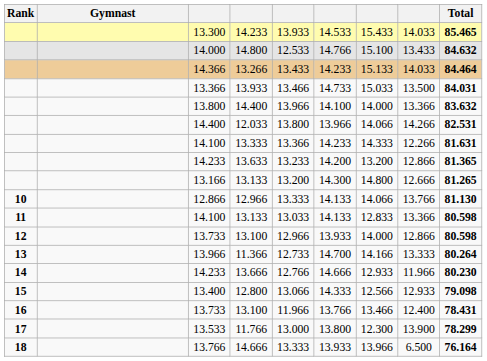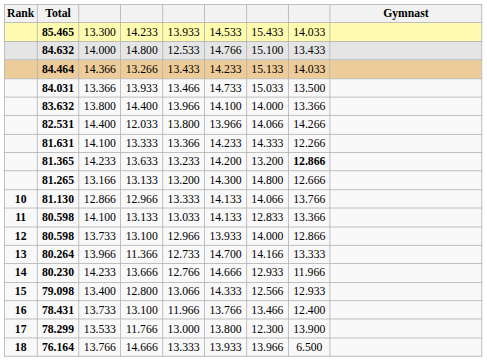columns swapped: (113, 13) <-> (461, 13)
(419, 161) normal -> (309, 161) bold
